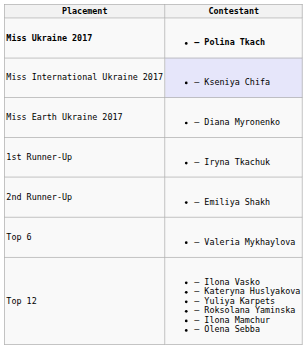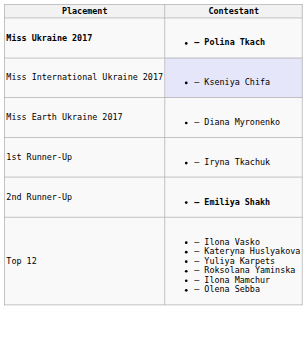(234, 202) normal -> (234, 202) bold
- row: (19, 237)
